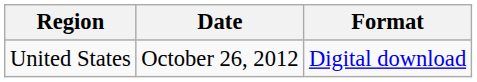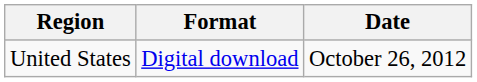columns swapped: (220, 22) <-> (388, 22)
